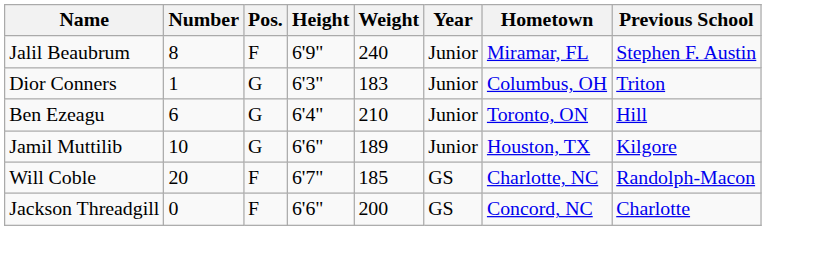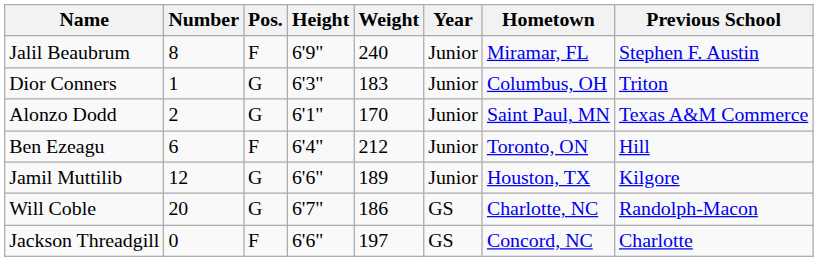+ row: (63, 114)
(255, 114) G -> (254, 146) F
(373, 114) 210 -> (373, 146) 212
(178, 146) 10 -> (178, 177) 12
(254, 177) F -> (255, 209) G
(373, 177) 185 -> (373, 209) 186
(373, 209) 200 -> (373, 240) 197
